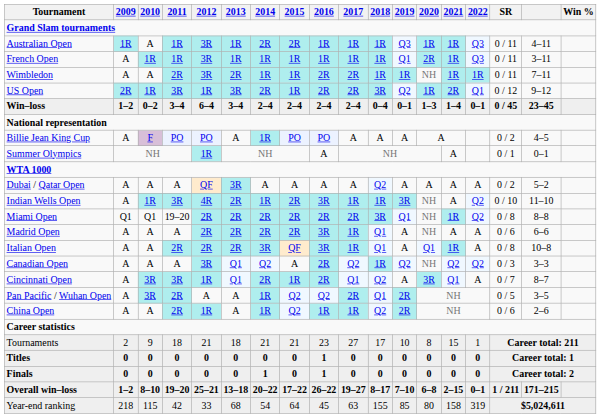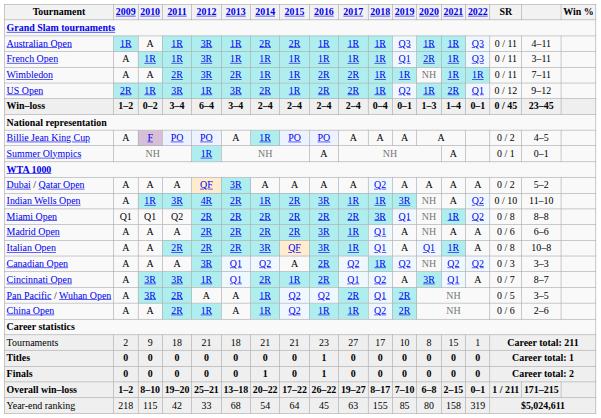(380, 91) 3R -> (380, 91) 1R
(177, 216) 19–20 -> (177, 216) Q2
